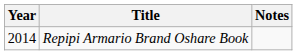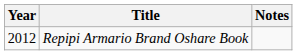(22, 38) 2014 -> (22, 38) 2012
